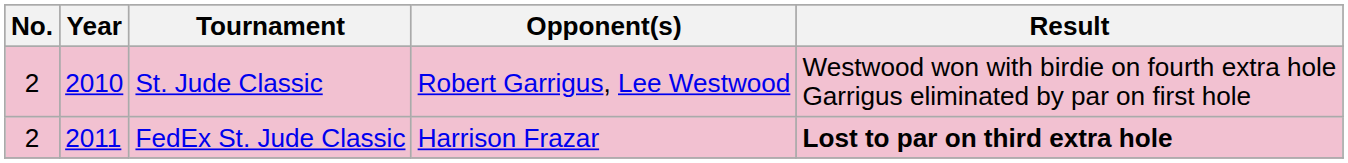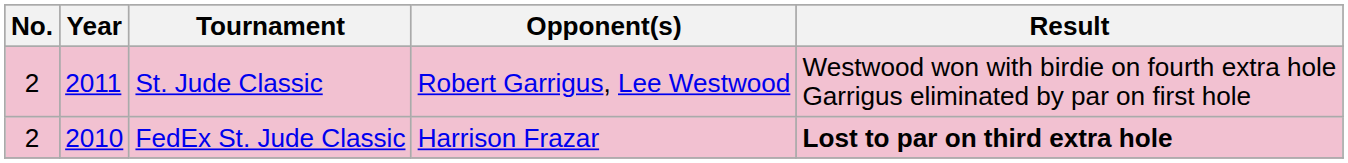(94, 82) 2010 -> (93, 82) 2011
(93, 138) 2011 -> (94, 138) 2010
